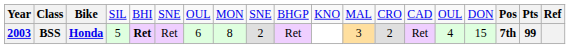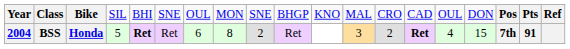(19, 33) 2003 -> (19, 33) 2004
(420, 33) normal -> (420, 33) bold
(530, 33) 99 -> (530, 33) 91
